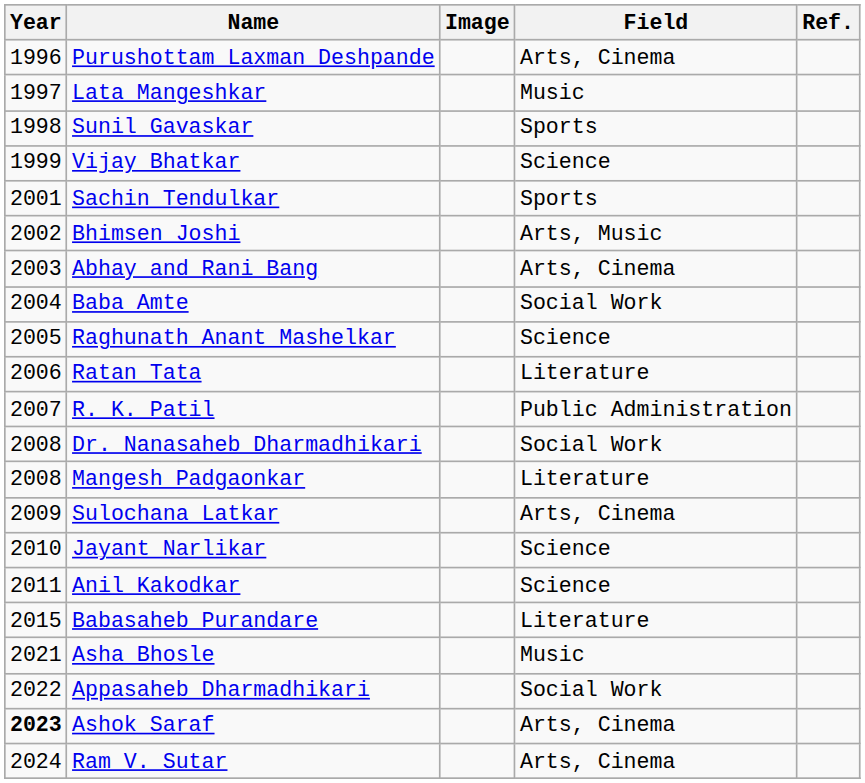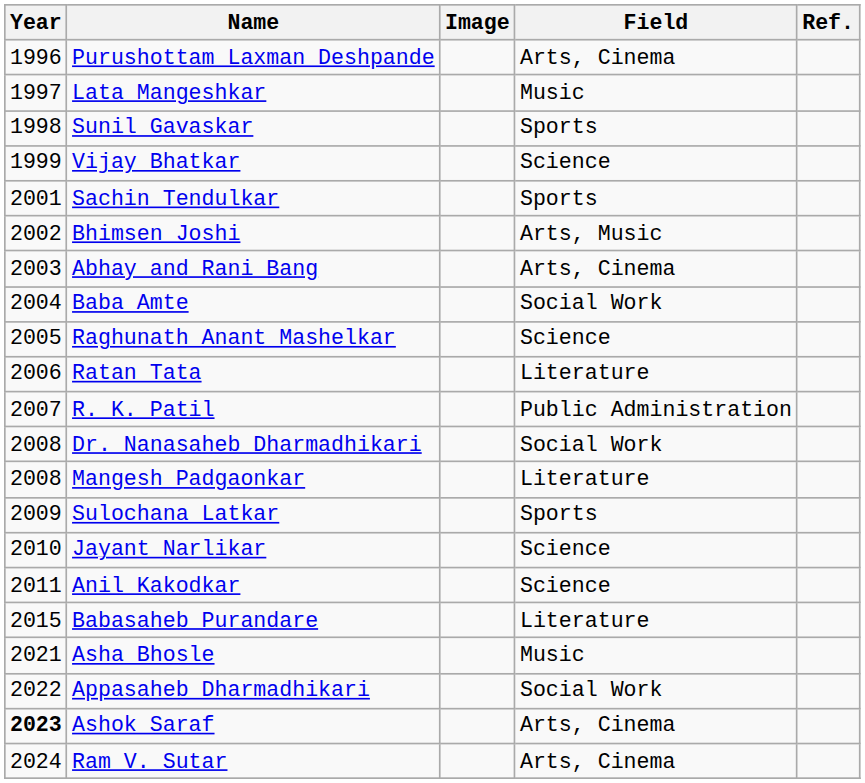(598, 515) Arts, Cinema -> (559, 515) Sports
